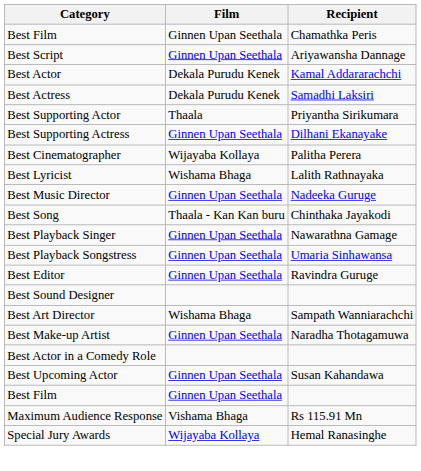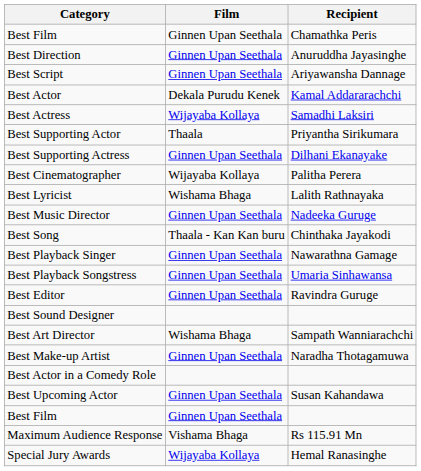+ row: (44, 54)
(224, 94) Dekala Purudu Kenek -> (214, 114) Wijayaba Kollaya
